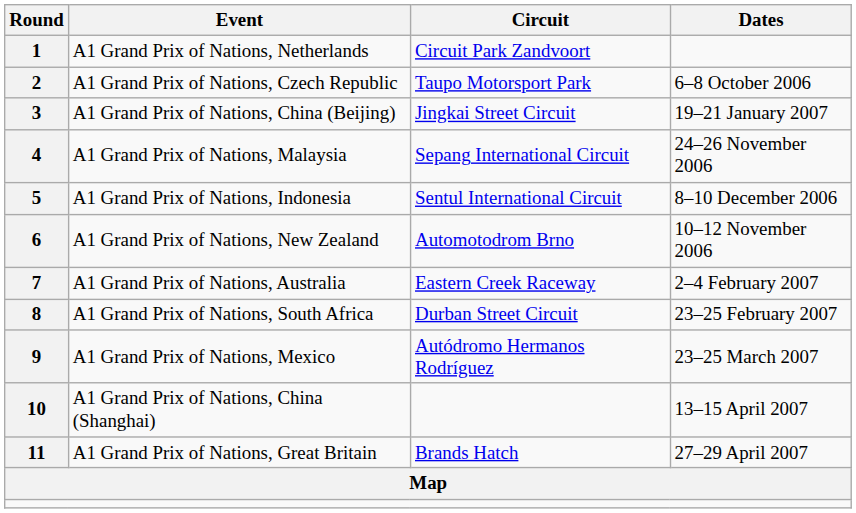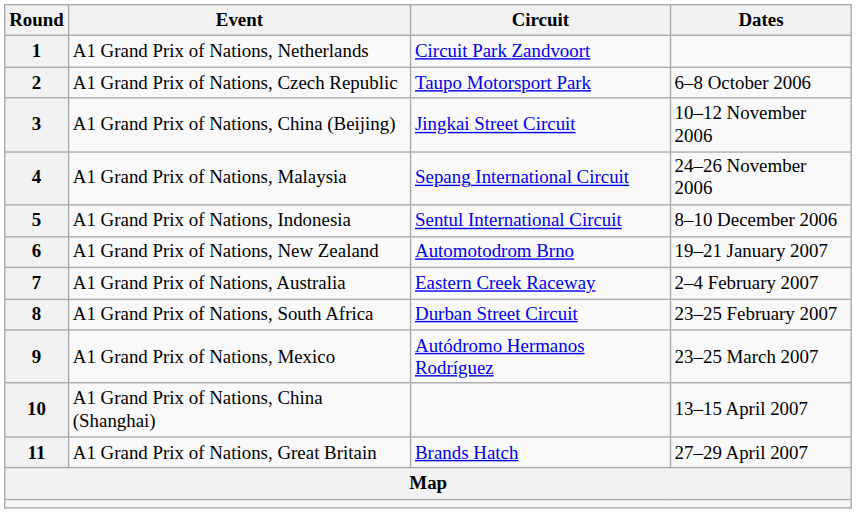(751, 113) 19–21 January 2007 -> (740, 124) 10–12 November 2006
(740, 240) 10–12 November 2006 -> (751, 251) 19–21 January 2007
